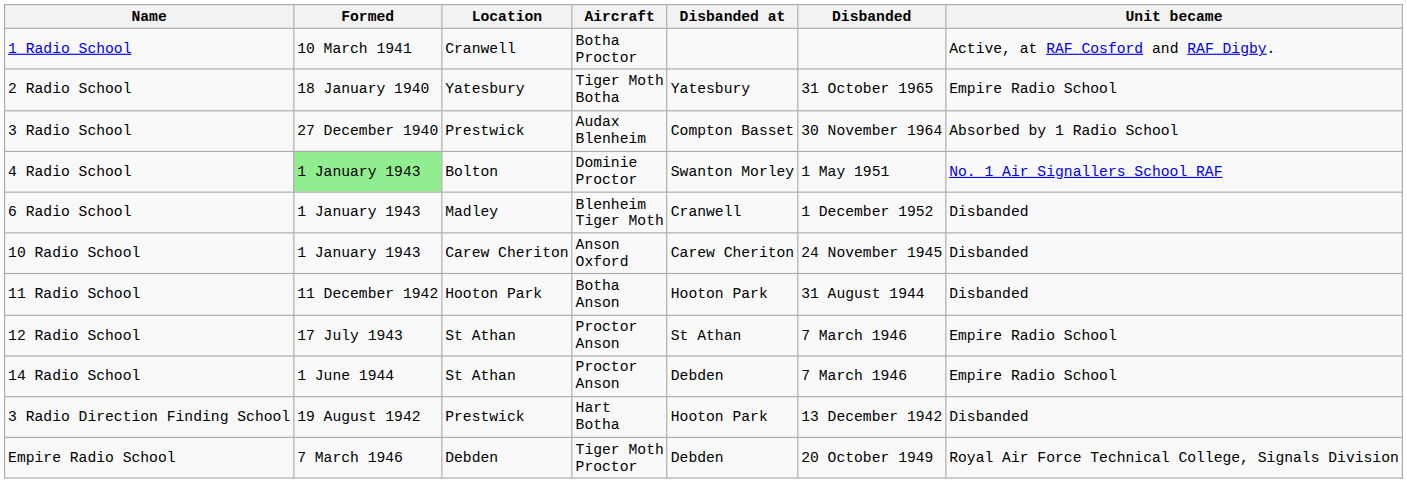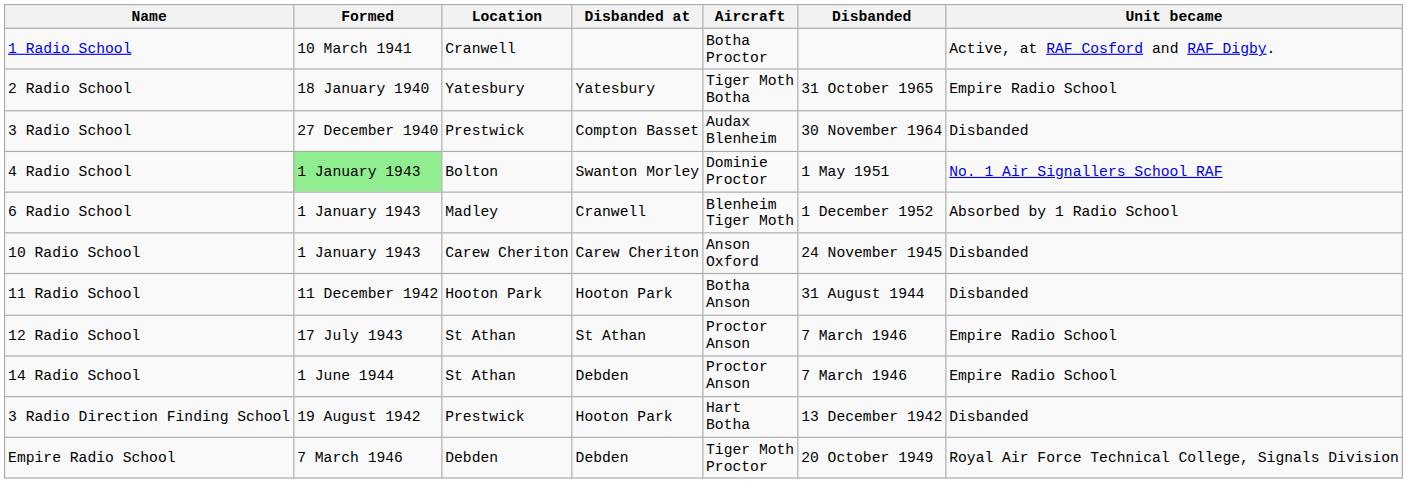columns swapped: (620, 17) <-> (732, 17)
(1064, 131) Absorbed by 1 Radio School -> (989, 131) Disbanded
(989, 213) Disbanded -> (1064, 213) Absorbed by 1 Radio School
